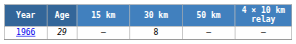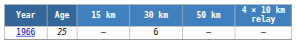(62, 33) 29 -> (62, 33) 25
(156, 33) 8 -> (156, 33) 6
